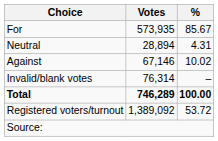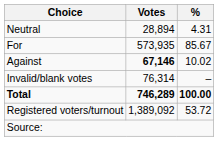rows swapped: (15, 29) <-> (23, 45)
(159, 62) normal -> (159, 62) bold
